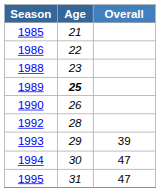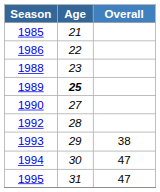(75, 105) 26 -> (75, 105) 27
(124, 142) 39 -> (124, 142) 38
